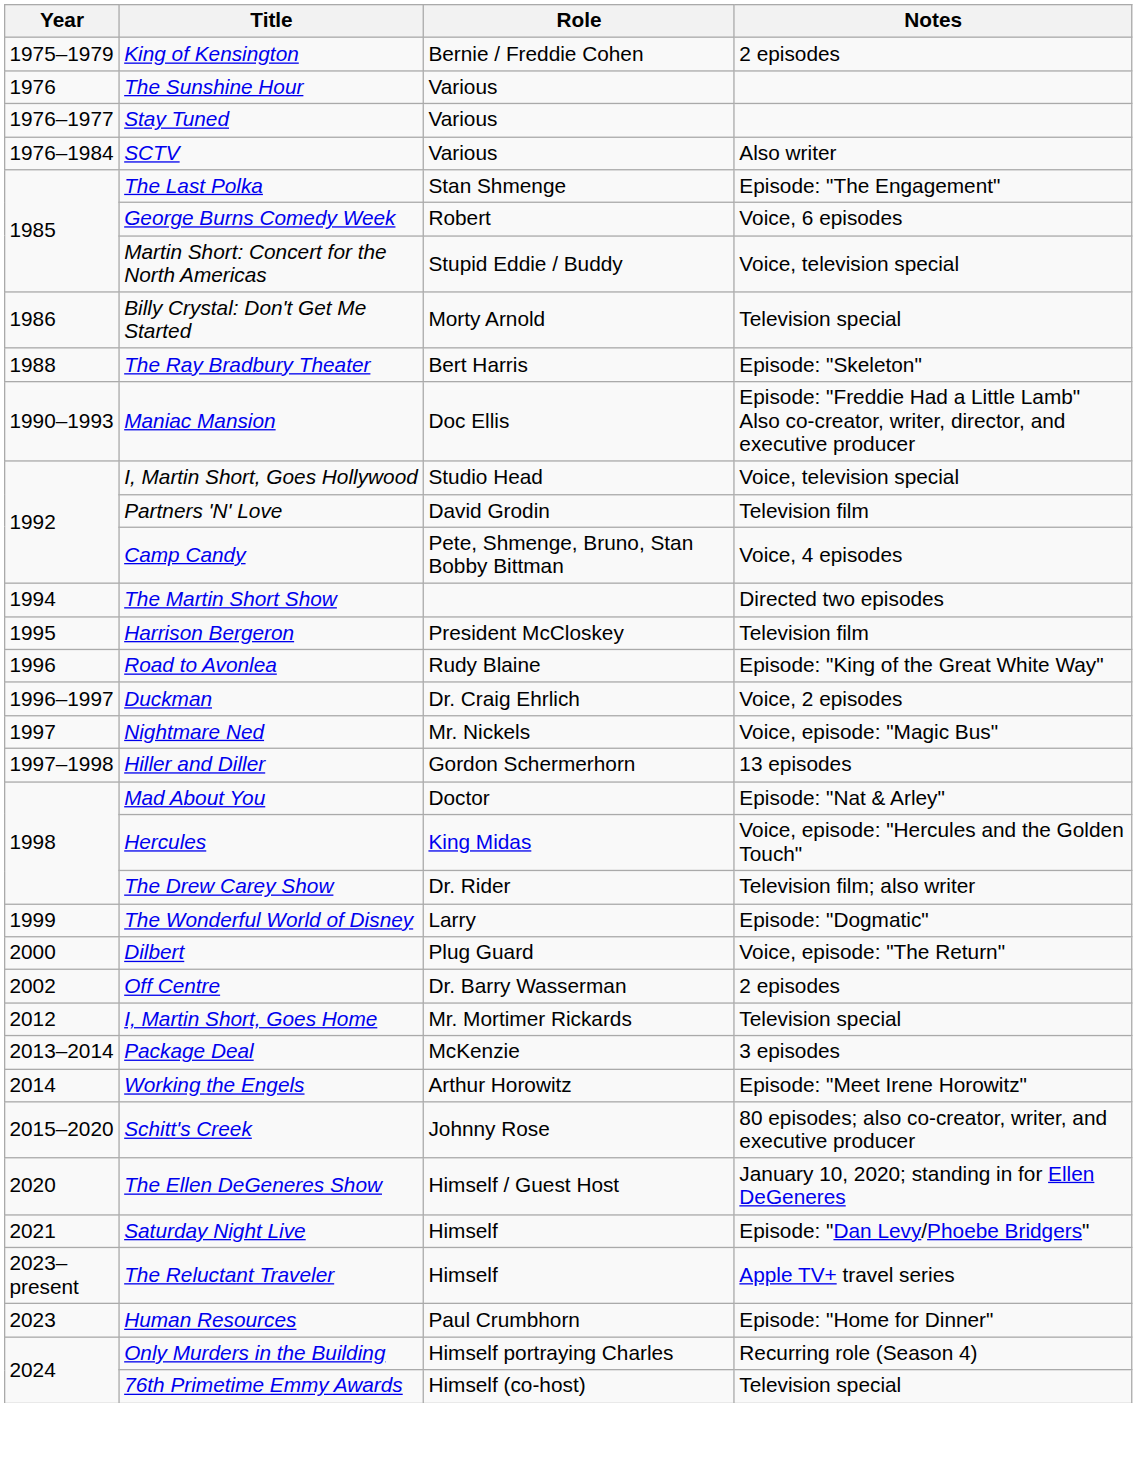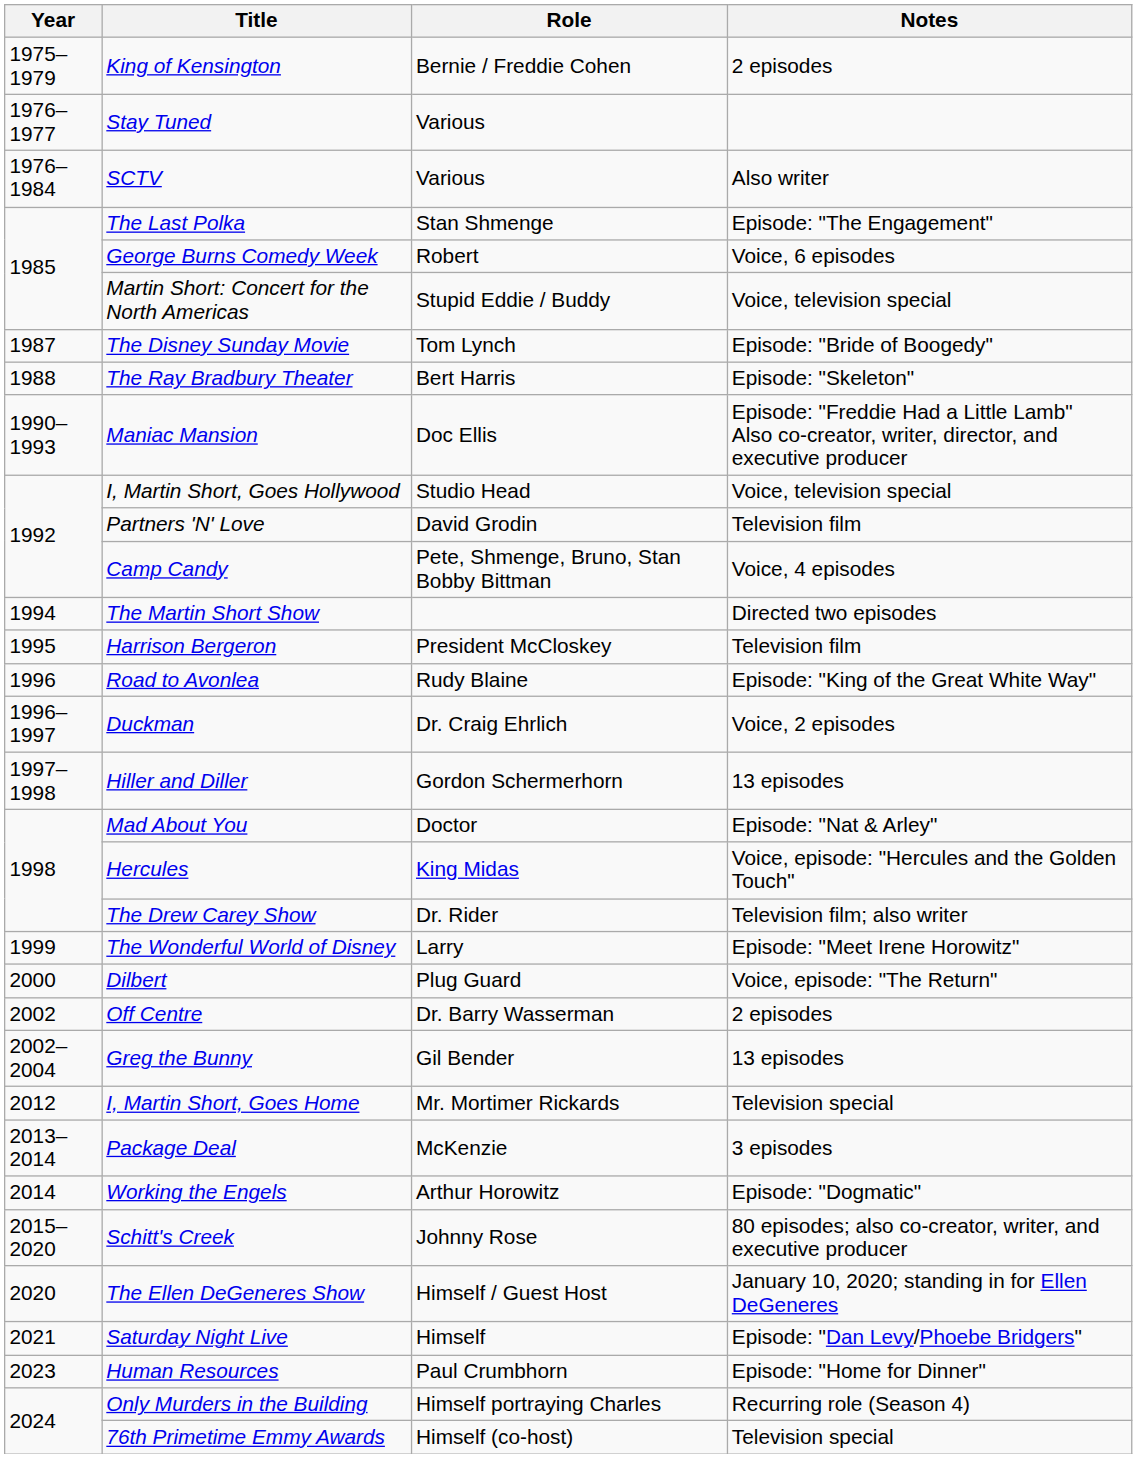- row: (214, 86)
- row: (245, 319)
+ row: (228, 345)
- row: (194, 731)
(834, 920) Episode: "Dogmatic" -> (876, 947) Episode: "Meet Irene Horowitz"
+ row: (179, 1058)
(883, 1085) Episode: "Meet Irene Horowitz" -> (826, 1192) Episode: "Dogmatic"
- row: (229, 1275)
